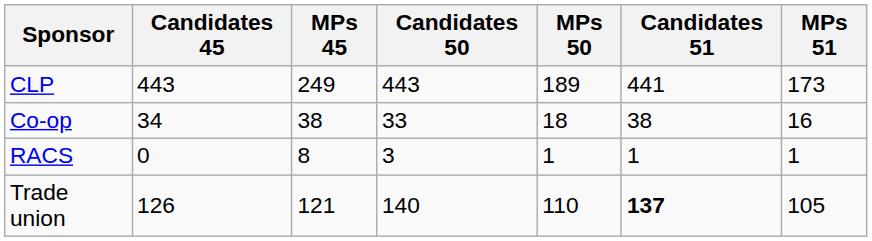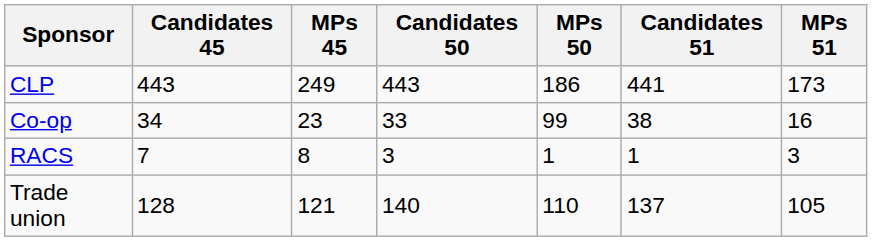(561, 84) 189 -> (561, 84) 186
(310, 120) 38 -> (310, 120) 23
(555, 120) 18 -> (555, 120) 99
(143, 156) 0 -> (143, 156) 7
(794, 156) 1 -> (794, 156) 3
(156, 204) 126 -> (156, 204) 128
(646, 204) bold -> (646, 204) normal
